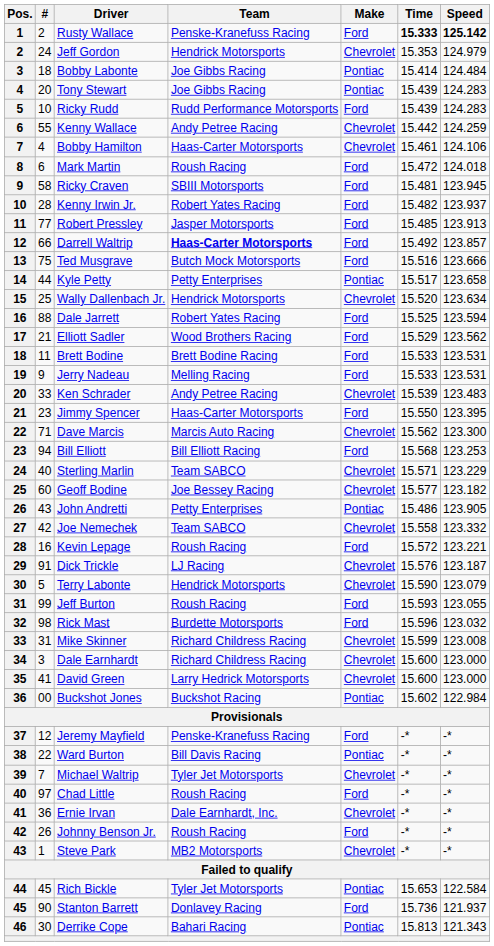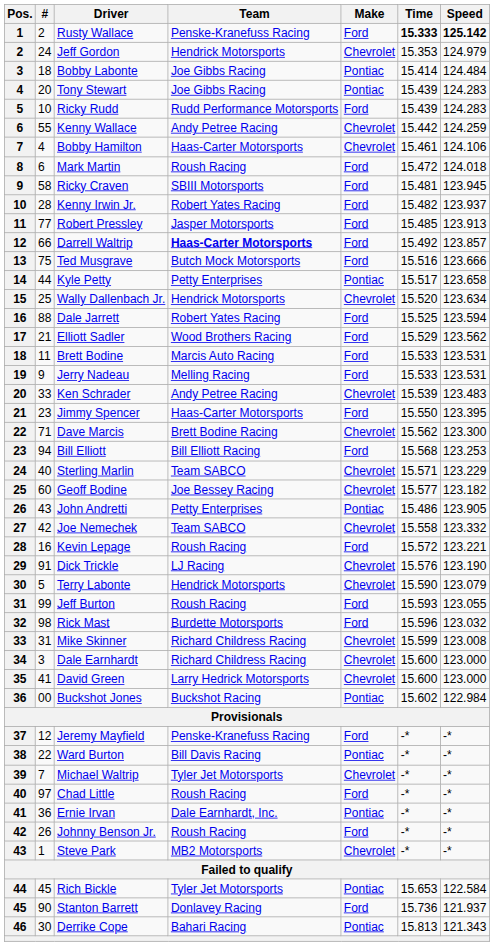(224, 356) Brett Bodine Racing -> (223, 356) Marcis Auto Racing
(223, 432) Marcis Auto Racing -> (224, 432) Brett Bodine Racing
(465, 565) 123.187 -> (465, 565) 123.190
(370, 812) Chevrolet -> (364, 812) Pontiac
